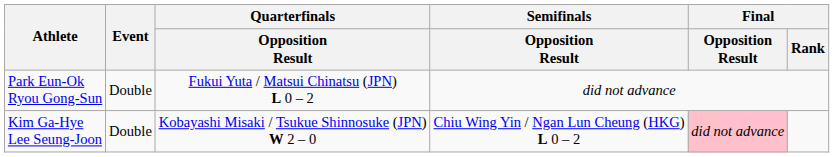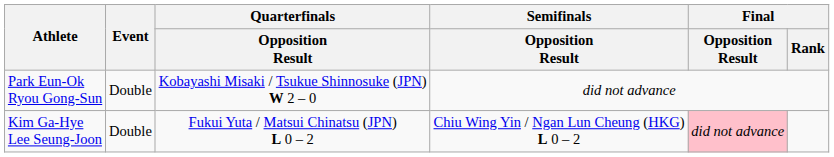(293, 90) Fukui Yuta / Matsui Chinatsu (JPN) L 0 – 2 -> (293, 90) Kobayashi Misaki / Tsukue Shinnosuke (JPN) W 2 – 0
(293, 131) Kobayashi Misaki / Tsukue Shinnosuke (JPN) W 2 – 0 -> (293, 131) Fukui Yuta / Matsui Chinatsu (JPN) L 0 – 2
